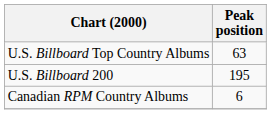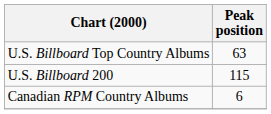(239, 75) 195 -> (239, 75) 115
